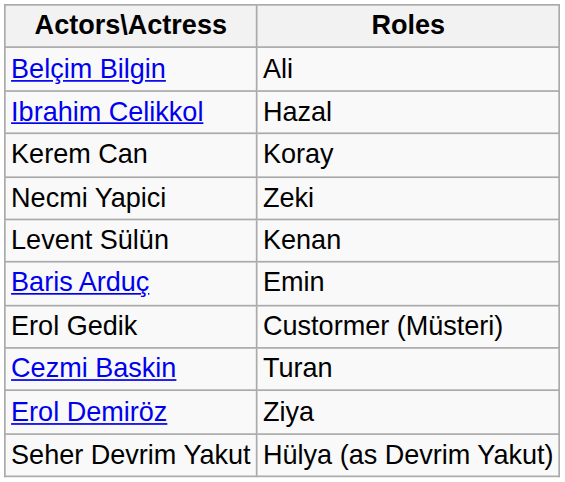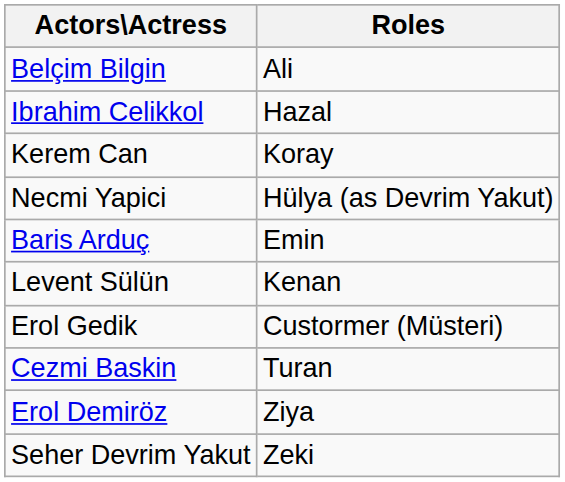(289, 197) Zeki -> (408, 197) Hülya (as Devrim Yakut)
rows swapped: (90, 240) <-> (80, 283)
(408, 454) Hülya (as Devrim Yakut) -> (289, 454) Zeki
